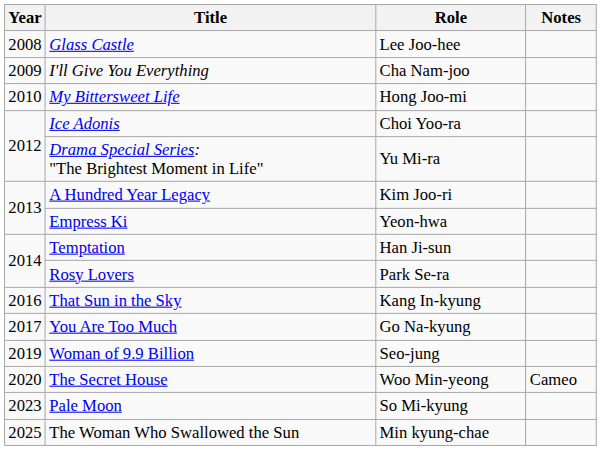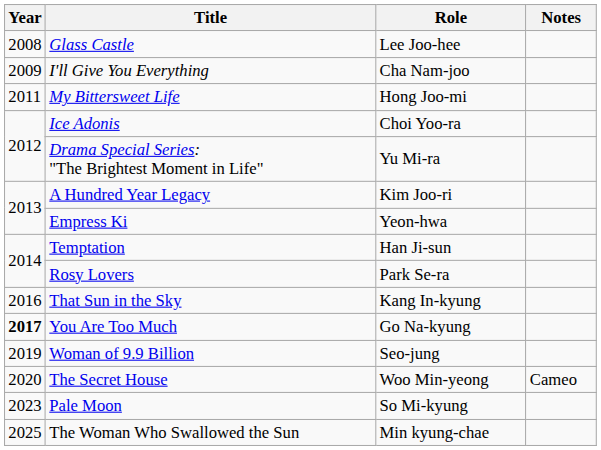(25, 96) 2010 -> (25, 96) 2011
(25, 326) normal -> (25, 326) bold
